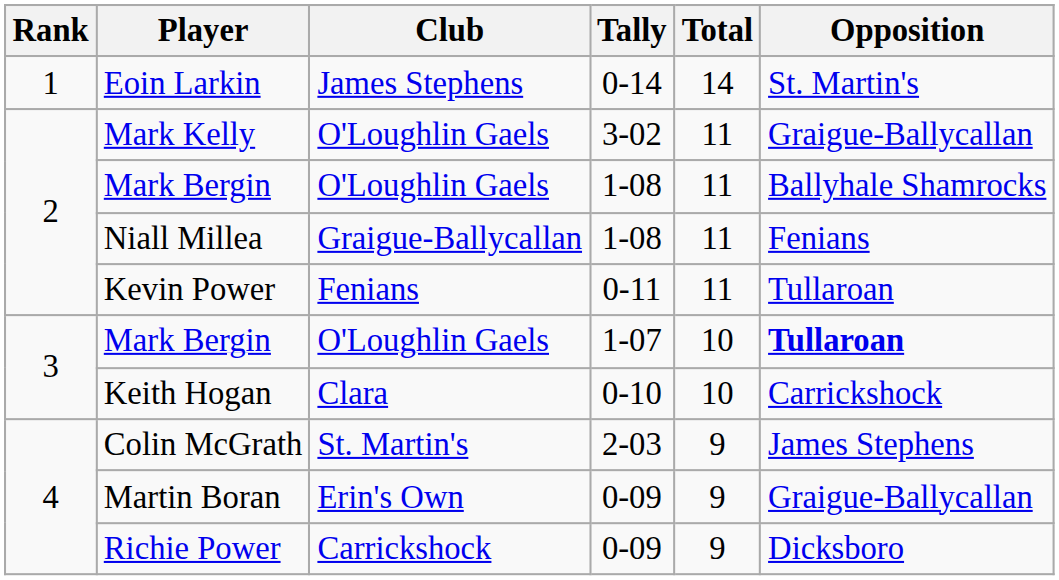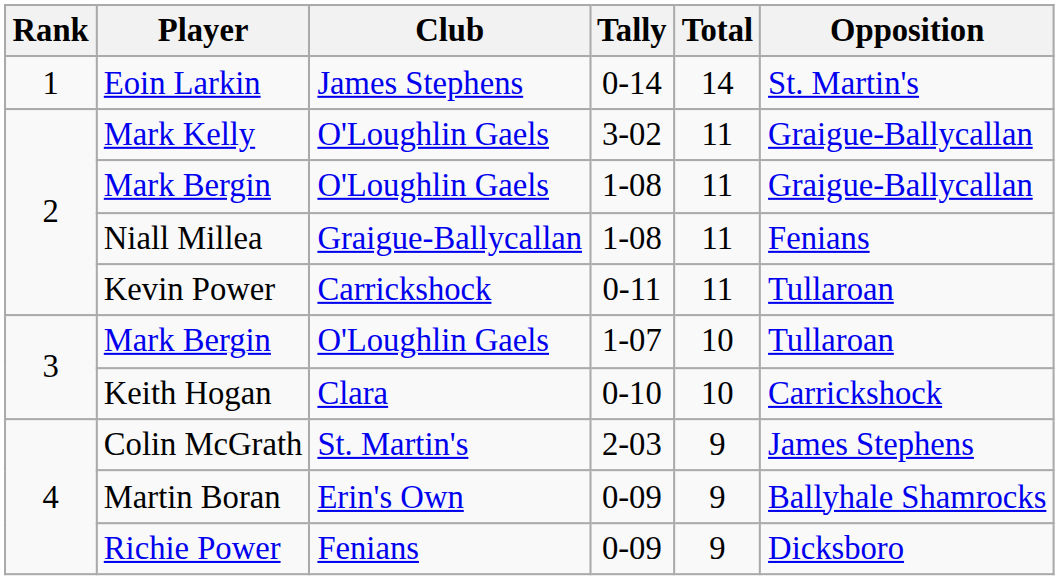(907, 185) Ballyhale Shamrocks -> (900, 185) Graigue-Ballycallan
(368, 289) Fenians -> (404, 289) Carrickshock
(836, 340) bold -> (831, 340) normal
(900, 496) Graigue-Ballycallan -> (907, 496) Ballyhale Shamrocks
(404, 548) Carrickshock -> (368, 548) Fenians
